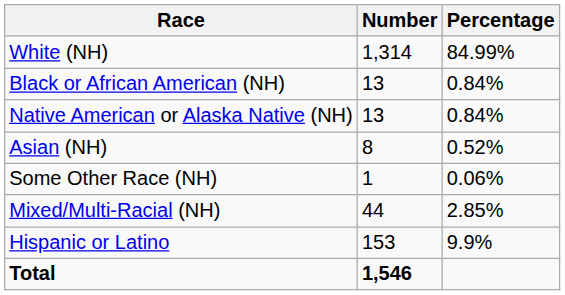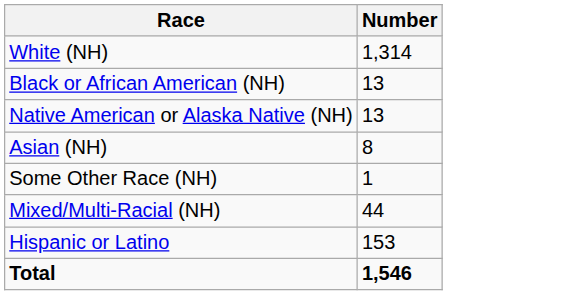- column: (501, 20)
